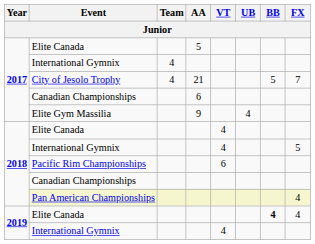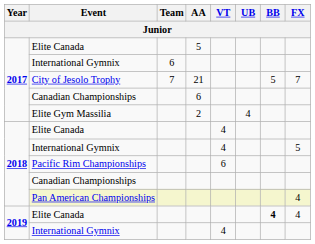(172, 63) 4 -> (172, 63) 6
(172, 80) 4 -> (172, 80) 7
(198, 113) 9 -> (198, 113) 2
